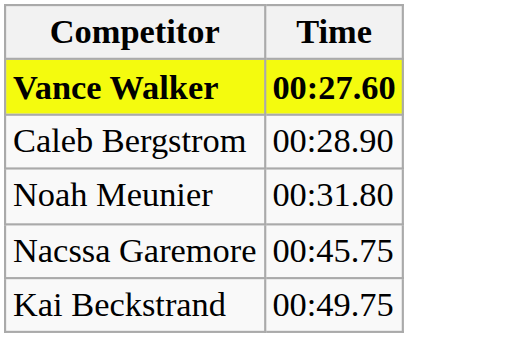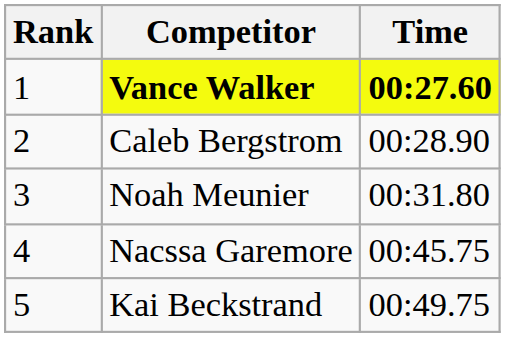+ column: (53, 31)
